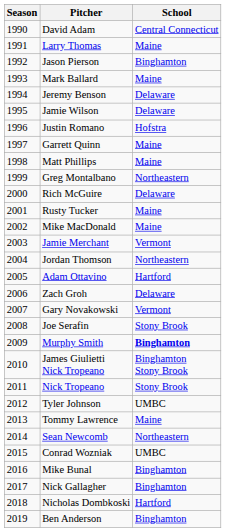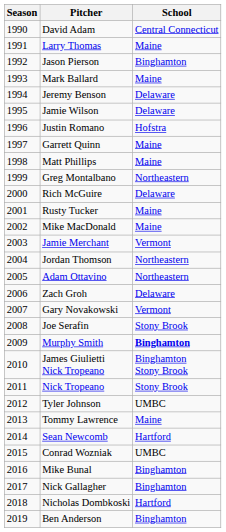(153, 276) Hartford -> (162, 276) Northeastern
(162, 436) Northeastern -> (153, 436) Hartford
